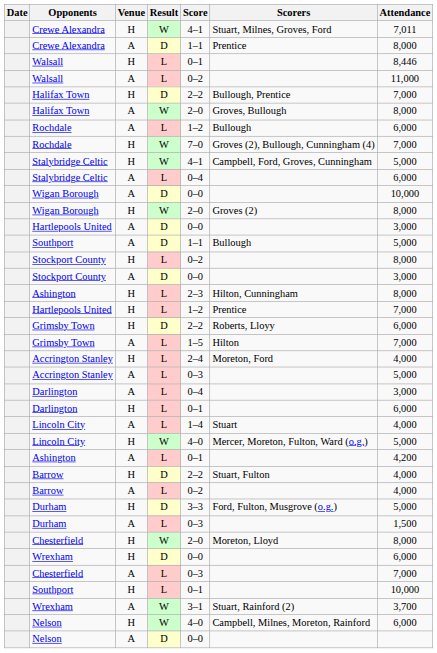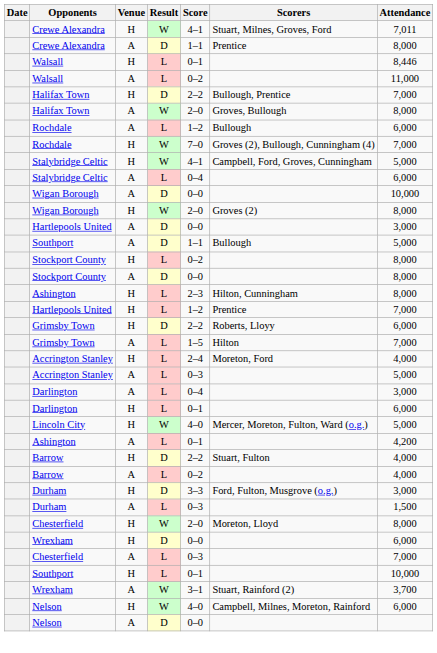(405, 276) 3,000 -> (405, 276) 8,000
- row: (59, 425)
(405, 507) 5,000 -> (405, 491) 3,000
